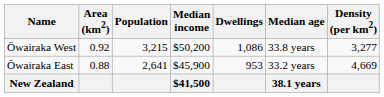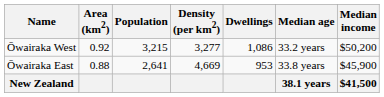columns swapped: (353, 21) <-> (192, 21)
(291, 47) 33.8 years -> (301, 47) 33.2 years
(291, 65) 33.2 years -> (301, 65) 33.8 years
